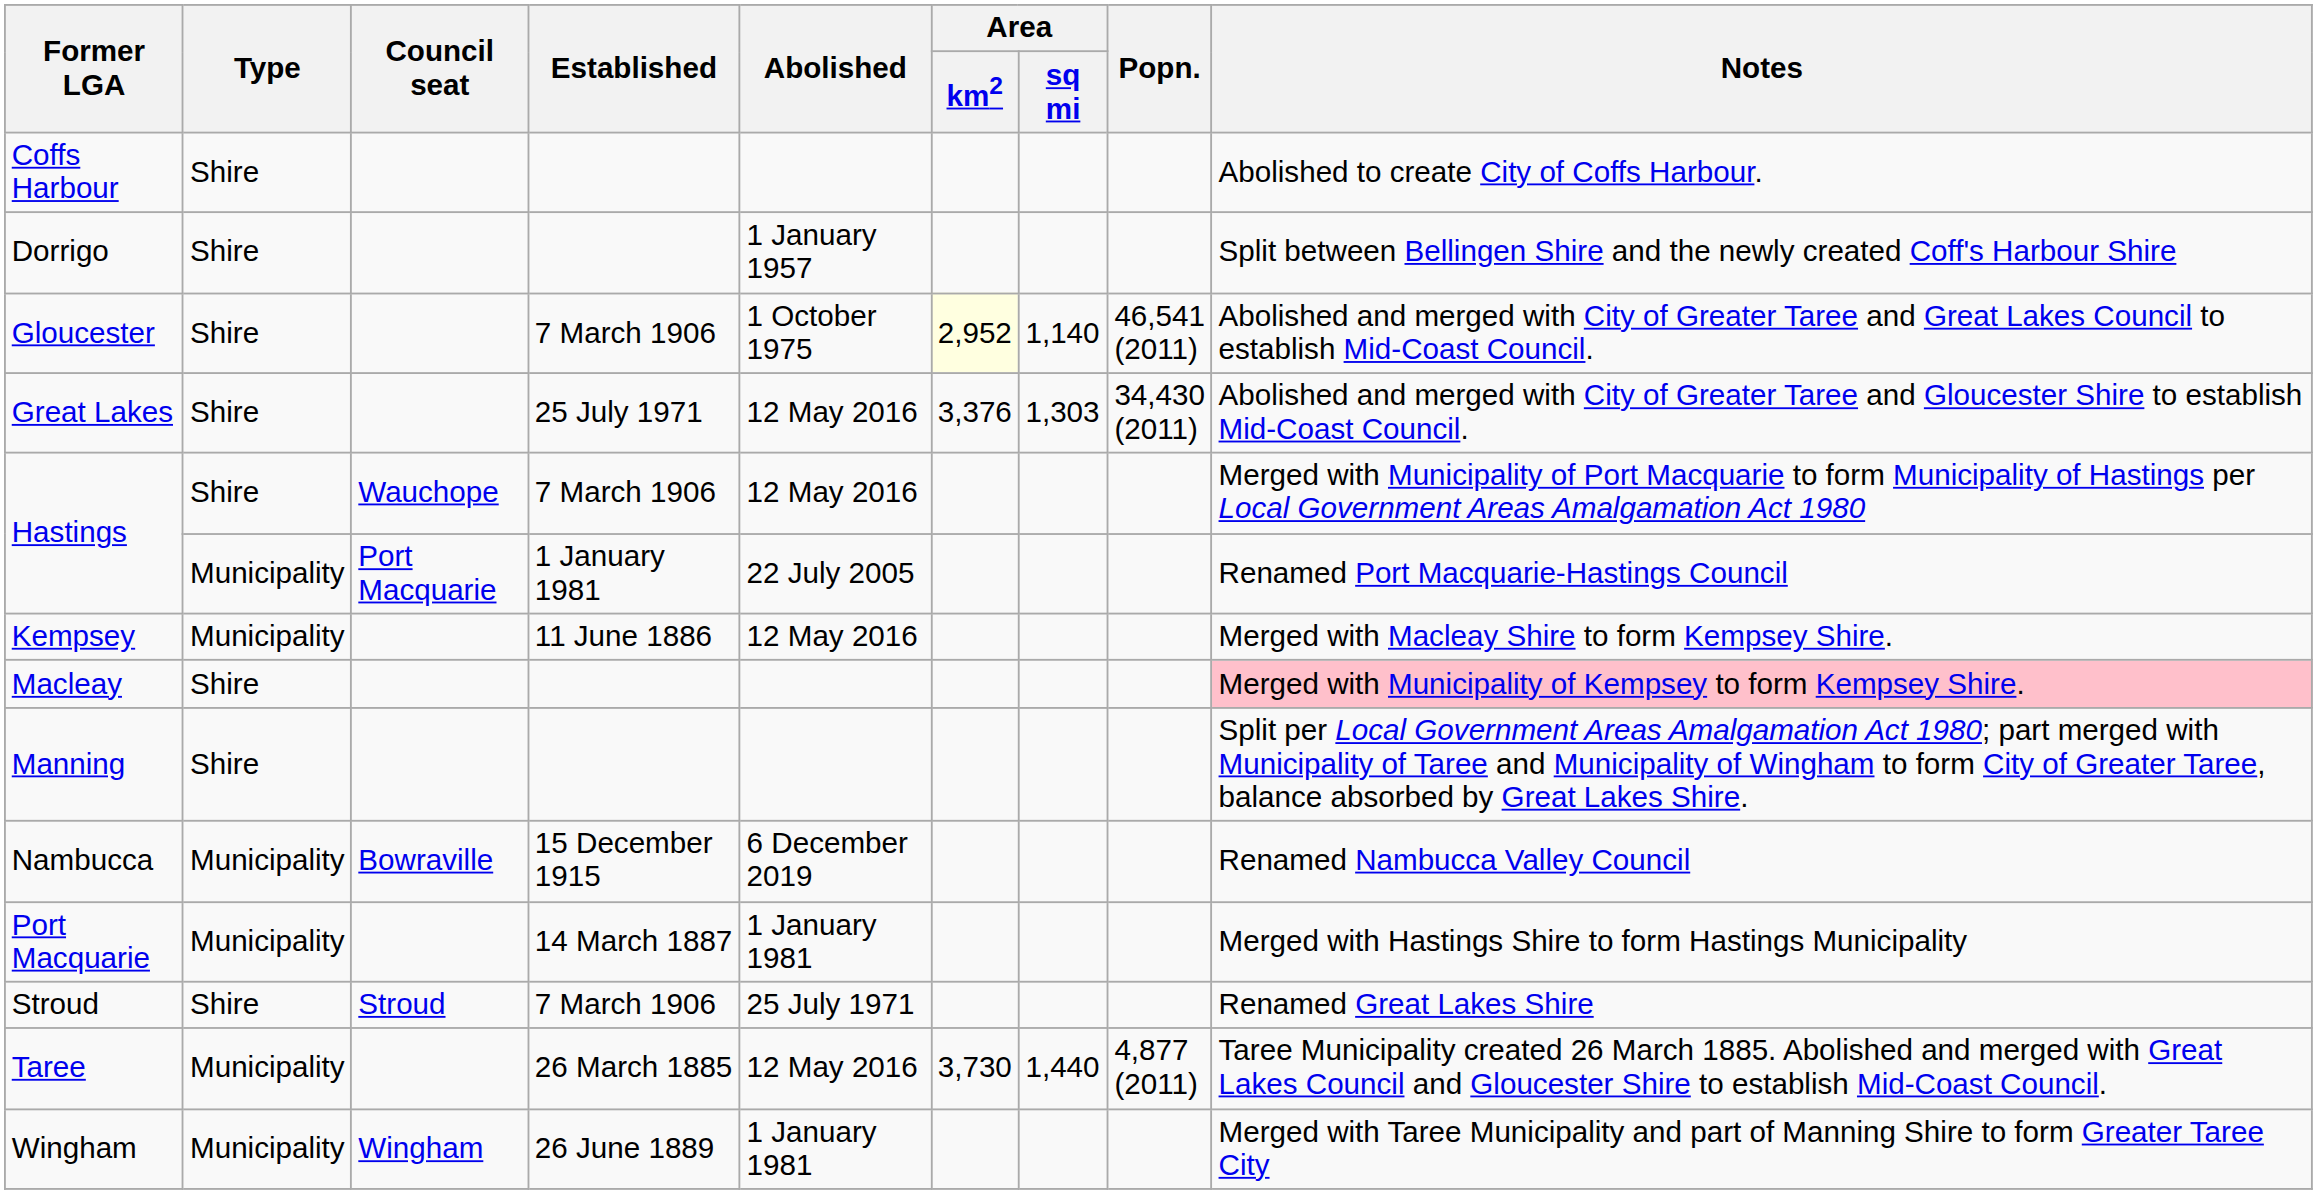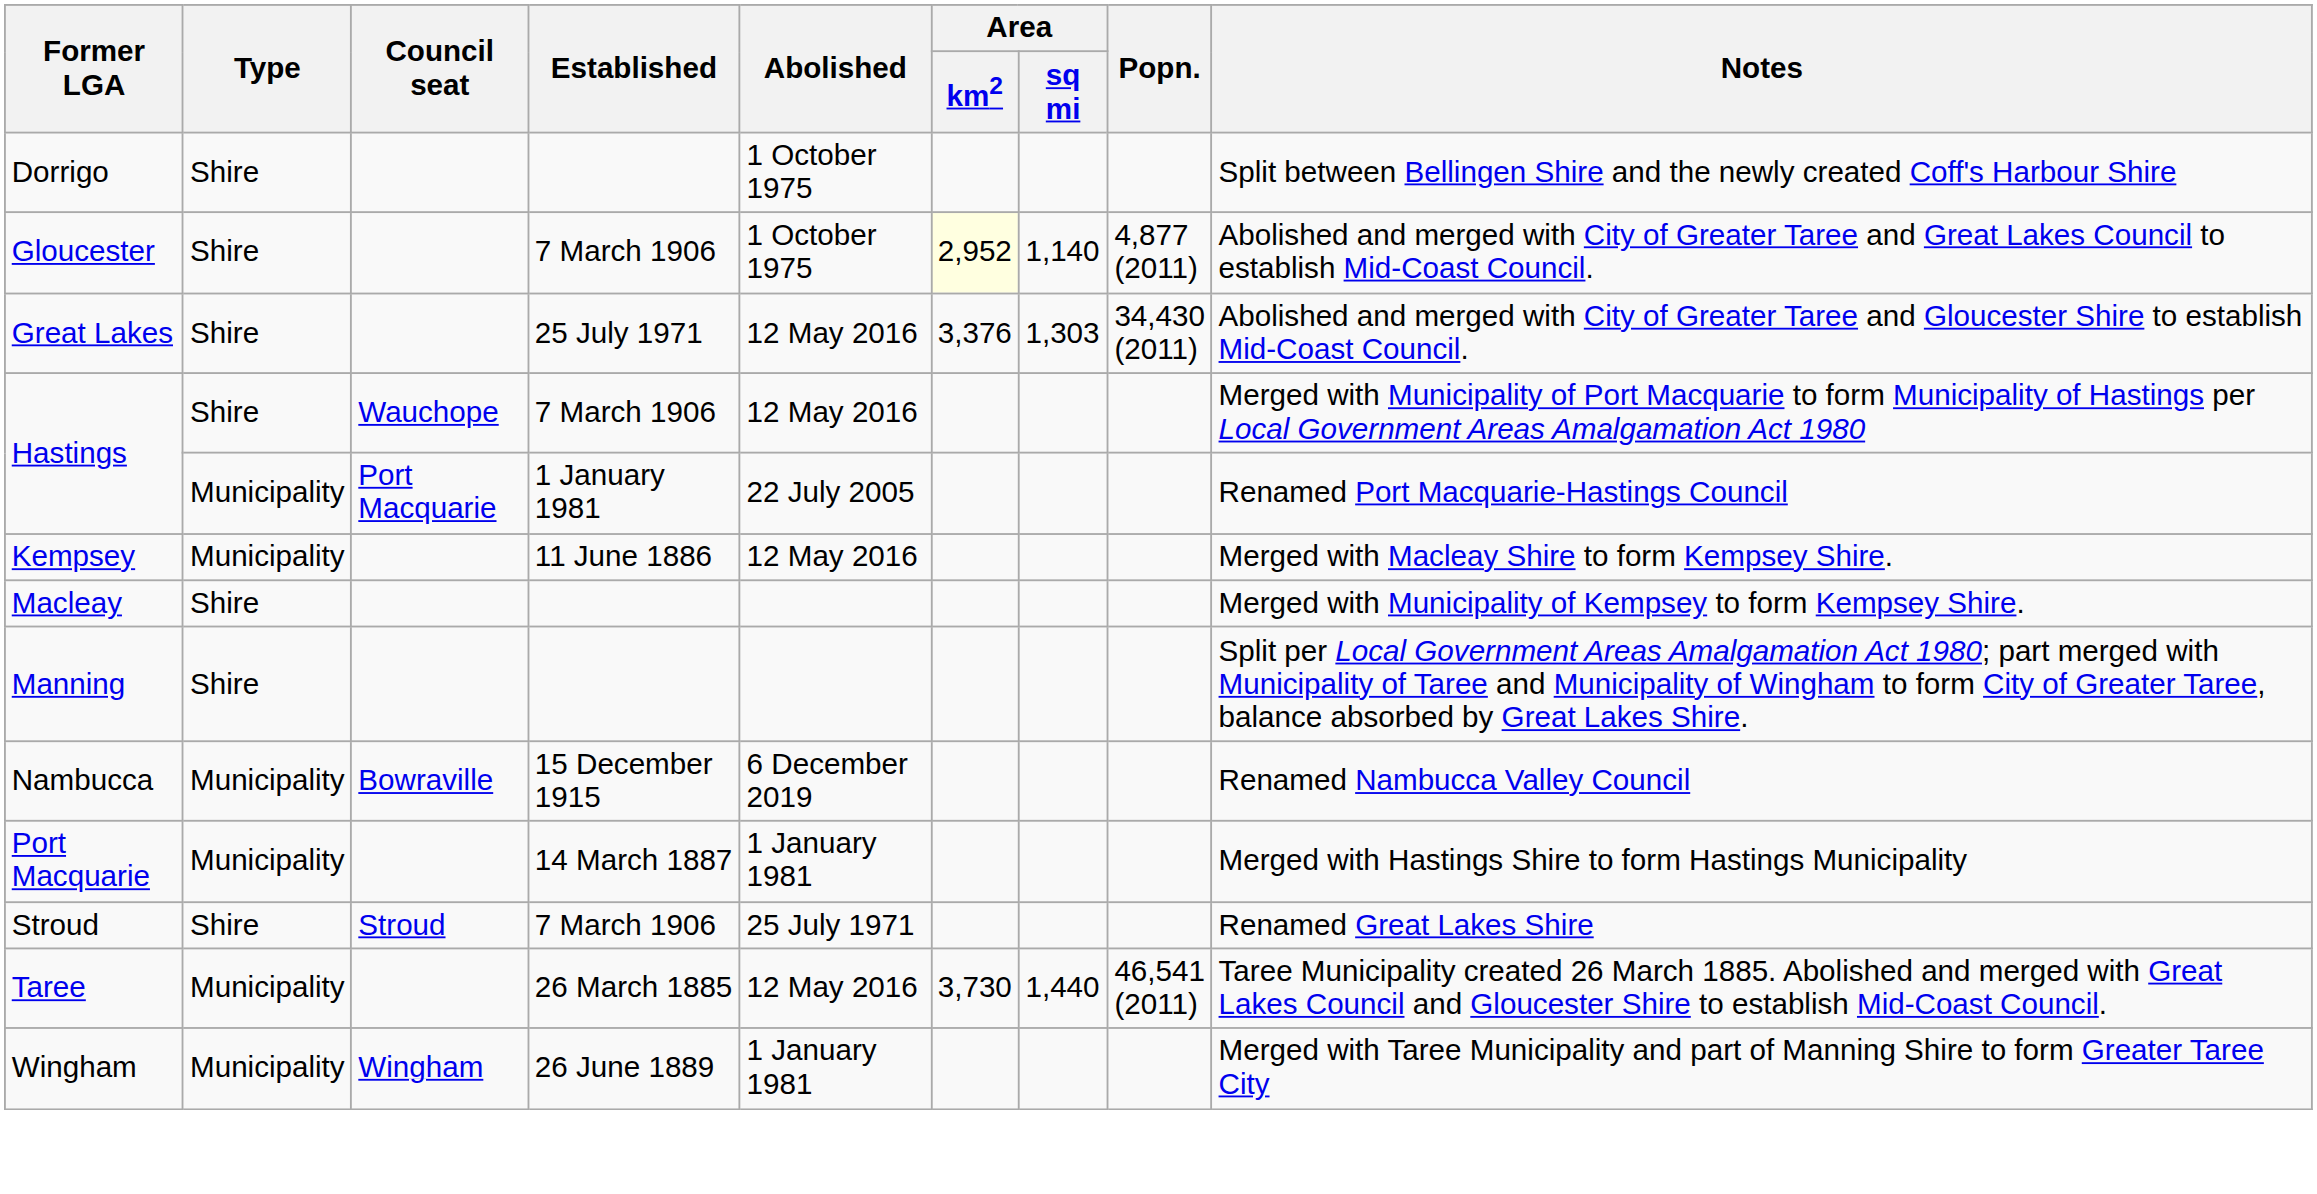- row: (65, 171)
(812, 252) 1 January 1957 -> (812, 171) 1 October 1975
(1160, 332) 46,541 (2011) -> (1156, 252) 4,877 (2011)
(1622, 683) pink background -> (1622, 603) no background
(1156, 1068) 4,877 (2011) -> (1160, 987) 46,541 (2011)
